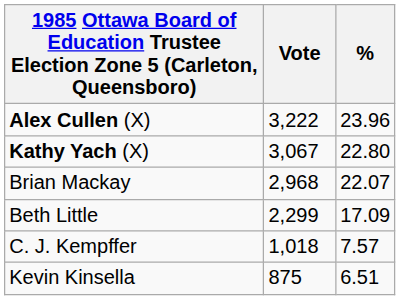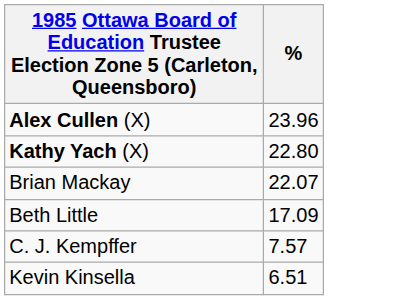- column: (300, 54)
